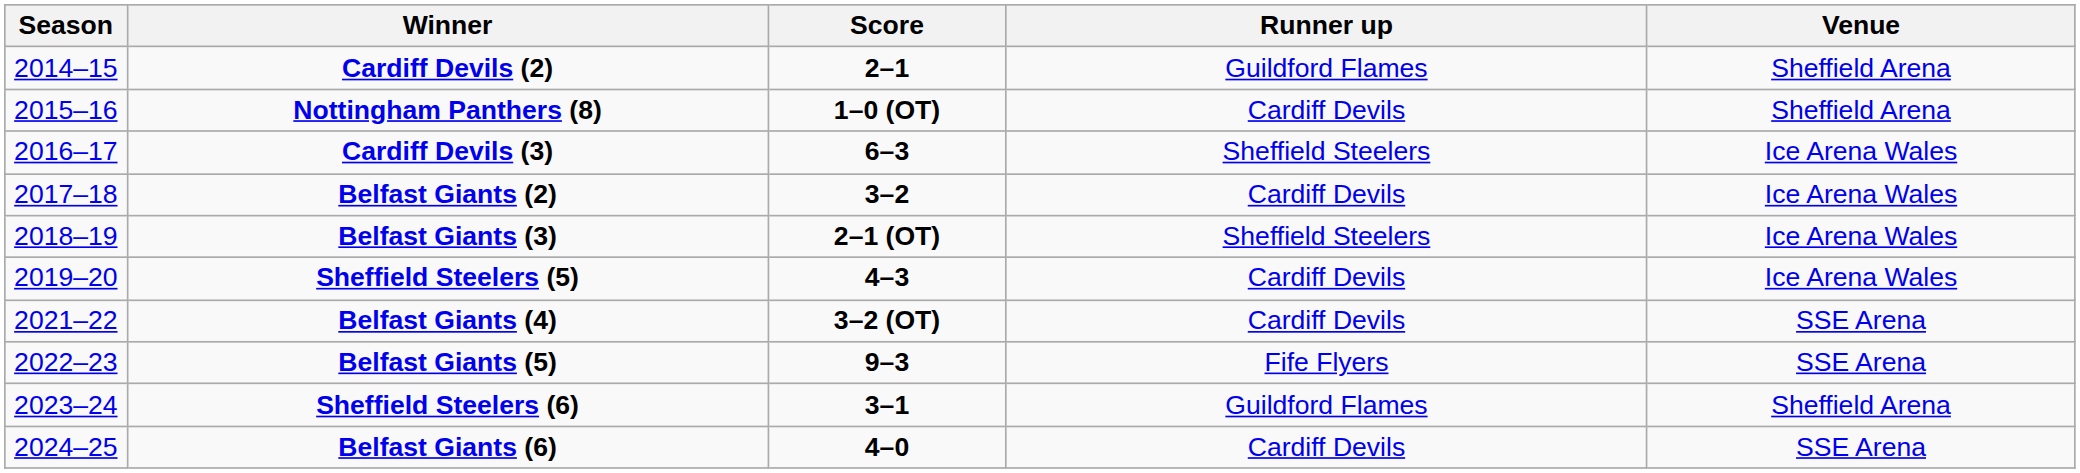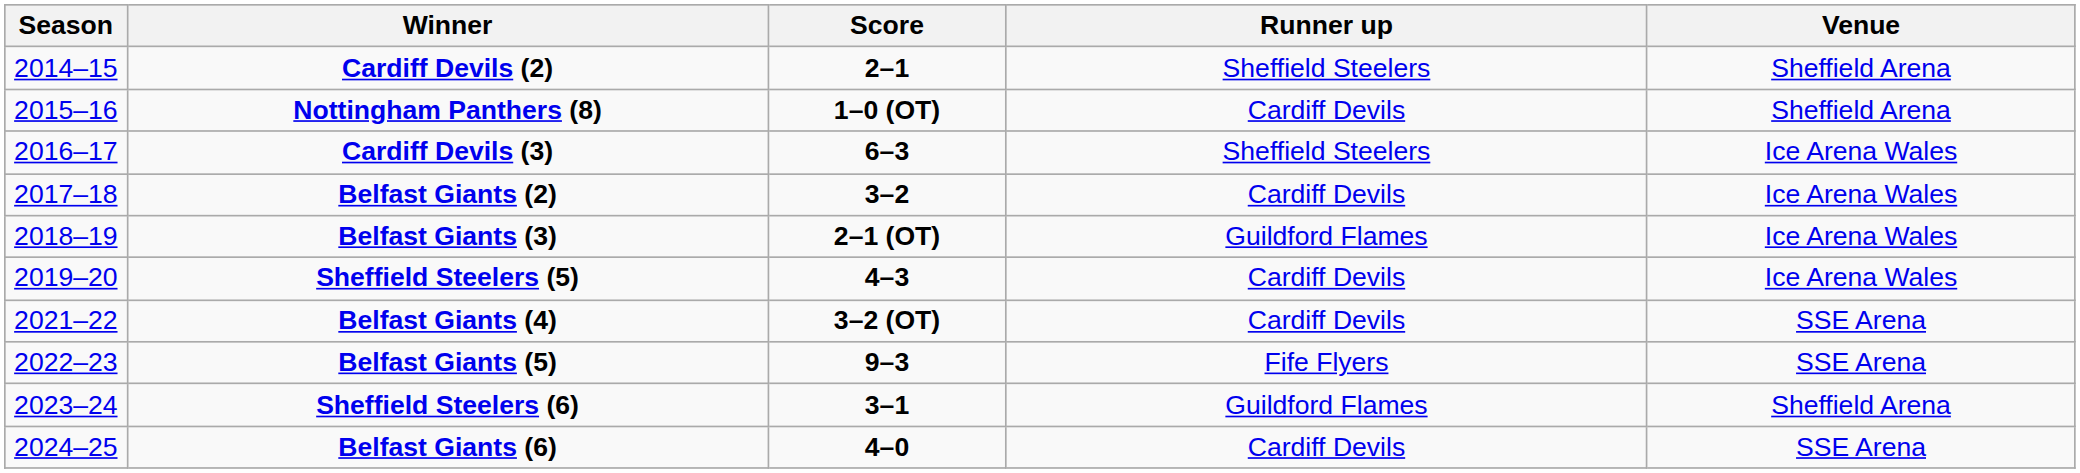(1326, 67) Guildford Flames -> (1326, 67) Sheffield Steelers
(1326, 236) Sheffield Steelers -> (1326, 236) Guildford Flames
